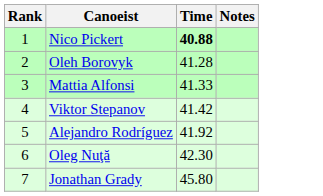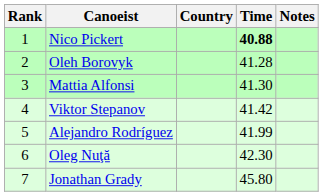+ column: (206, 16)
(196, 86) 41.33 -> (256, 86) 41.30
(196, 132) 41.92 -> (256, 132) 41.99
